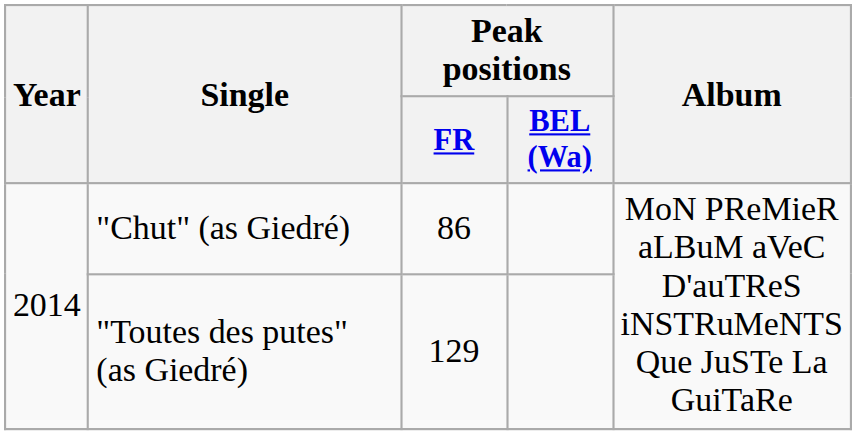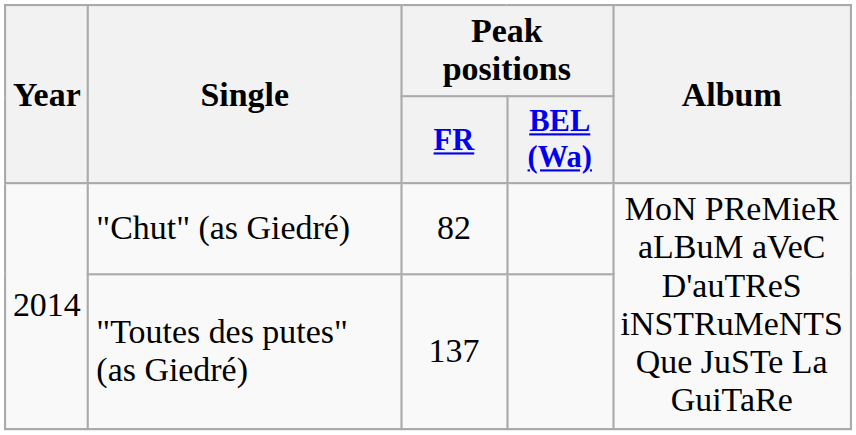(454, 227) 86 -> (454, 227) 82
(454, 350) 129 -> (454, 350) 137
